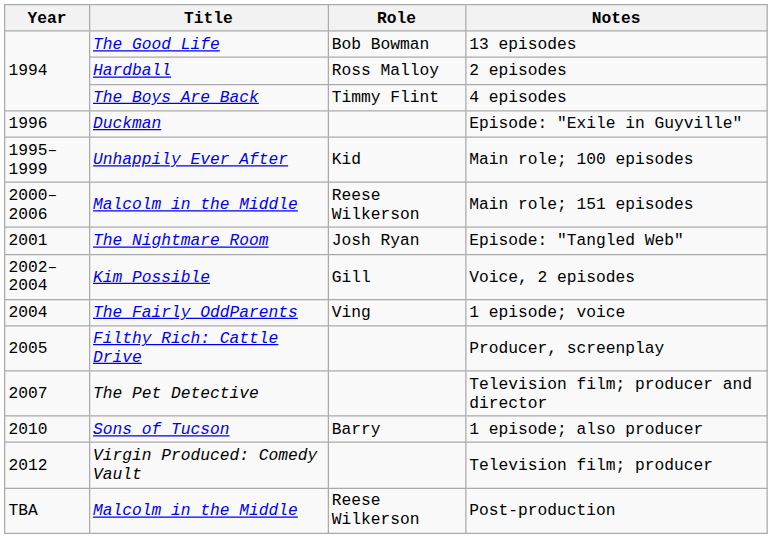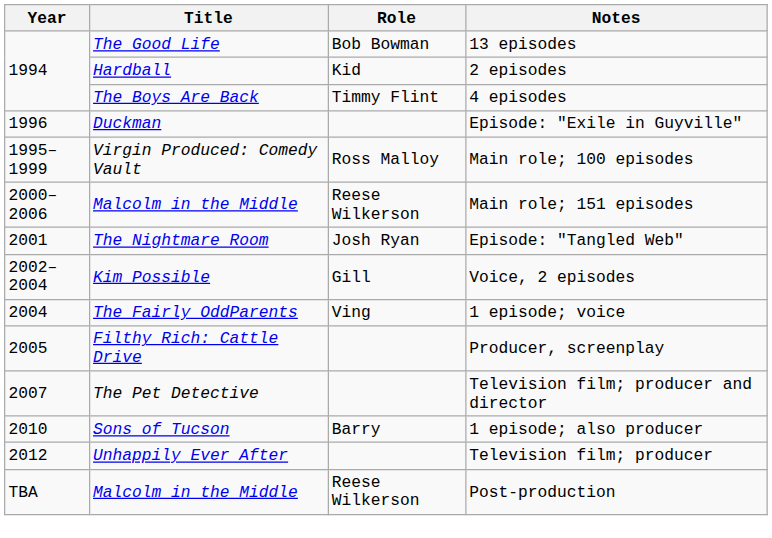(385, 71) Ross Malloy -> (346, 71) Kid
(191, 160) Unhappily Ever After -> (205, 160) Virgin Produced: Comedy Vault
(346, 160) Kid -> (385, 160) Ross Malloy
(205, 465) Virgin Produced: Comedy Vault -> (191, 456) Unhappily Ever After
